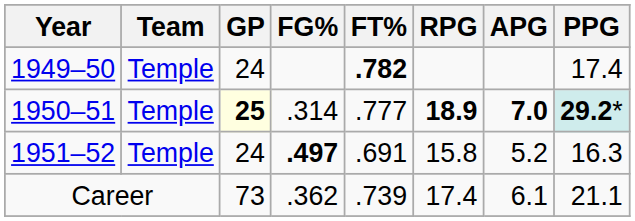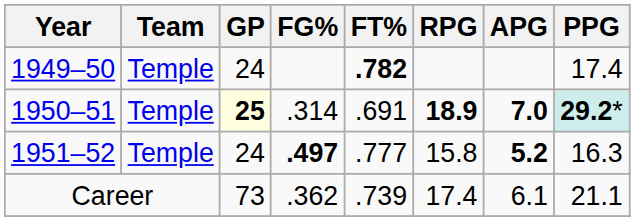(381, 111) .777 -> (381, 111) .691
(381, 153) .691 -> (381, 153) .777
(529, 153) normal -> (529, 153) bold
